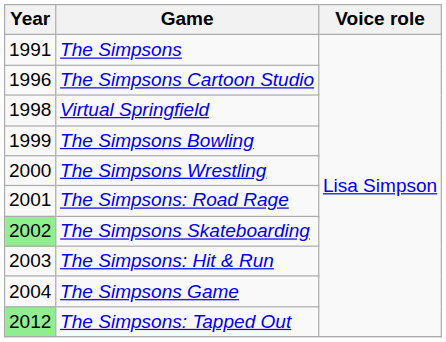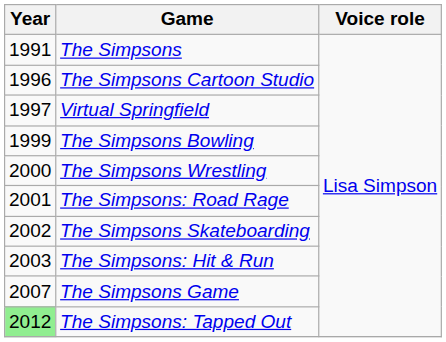(30, 110) 1998 -> (30, 110) 1997
(30, 230) lightgreen background -> (30, 230) no background
(30, 291) 2004 -> (30, 291) 2007
